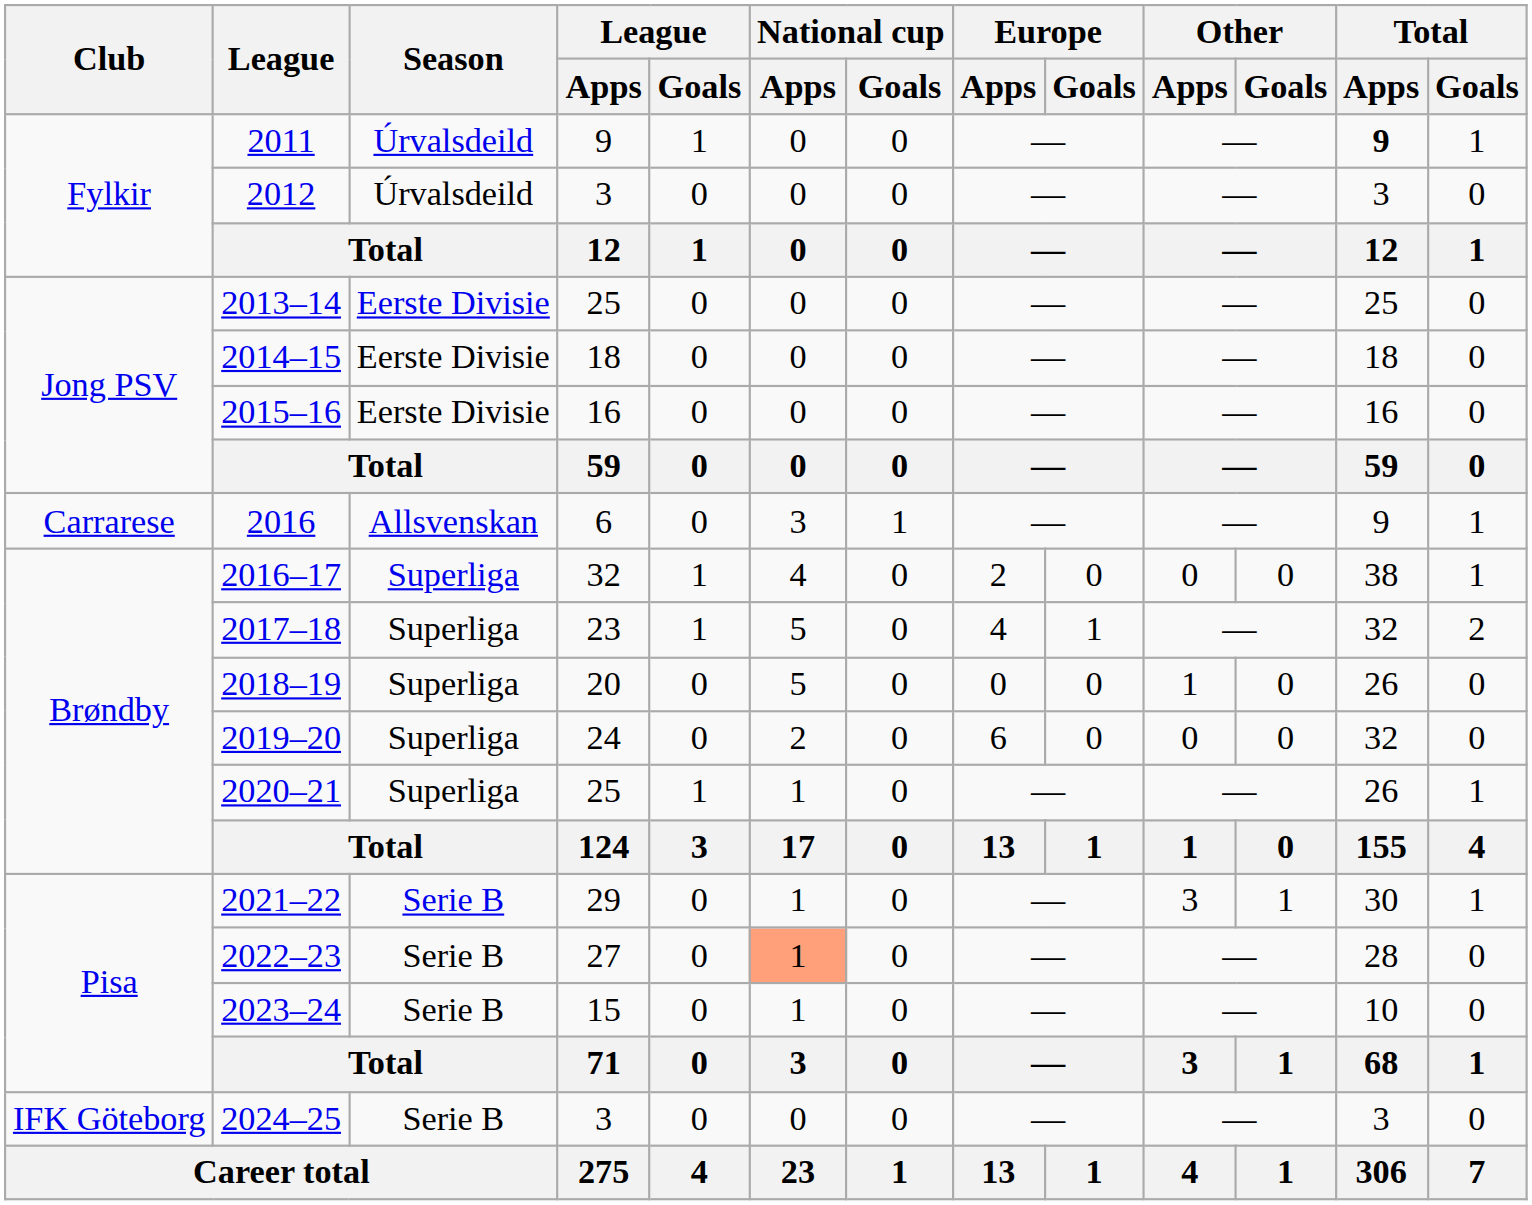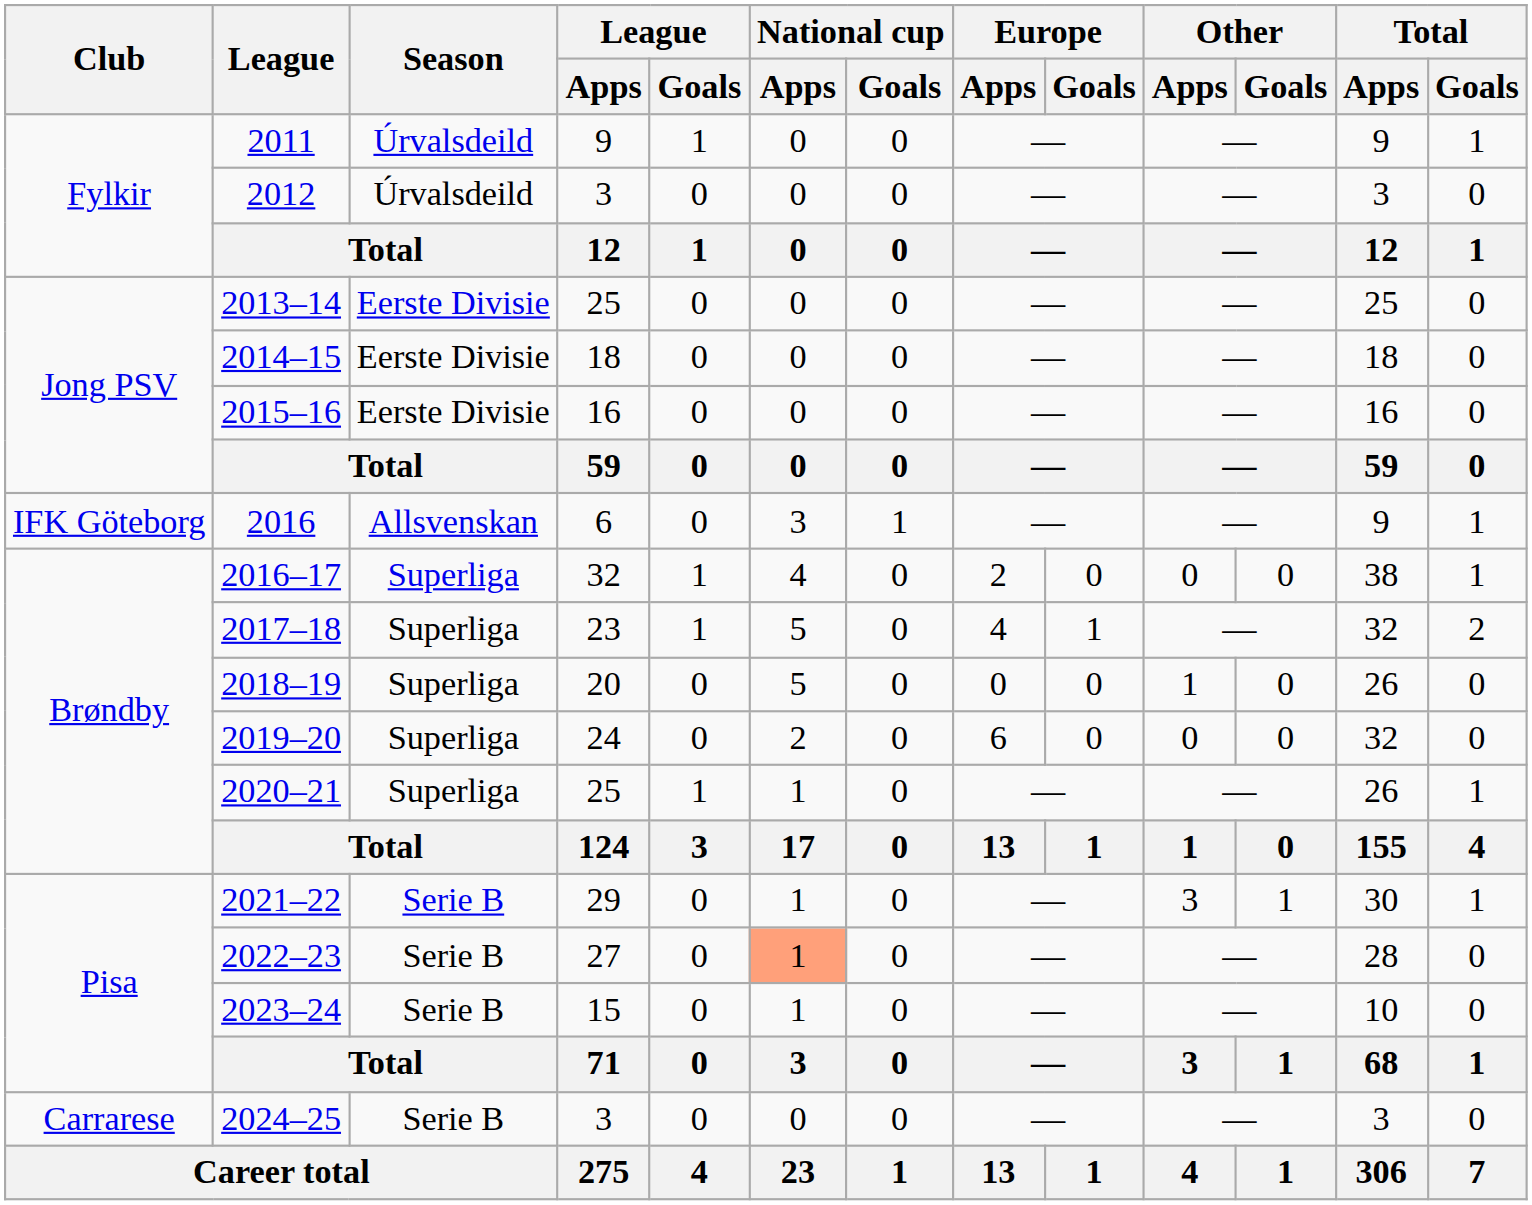(1381, 140) bold -> (1381, 140) normal
(109, 520) Carrarese -> (109, 520) IFK Göteborg
(109, 1117) IFK Göteborg -> (109, 1117) Carrarese
